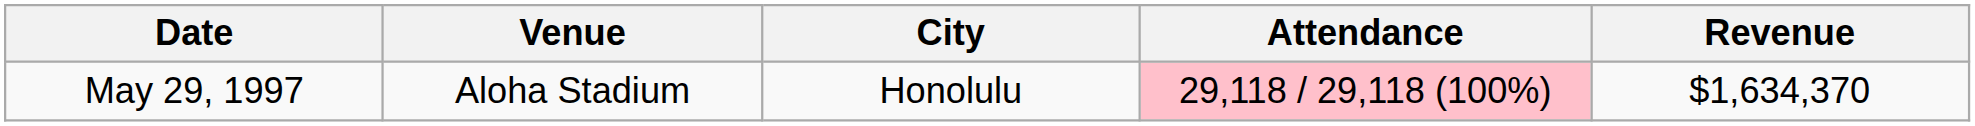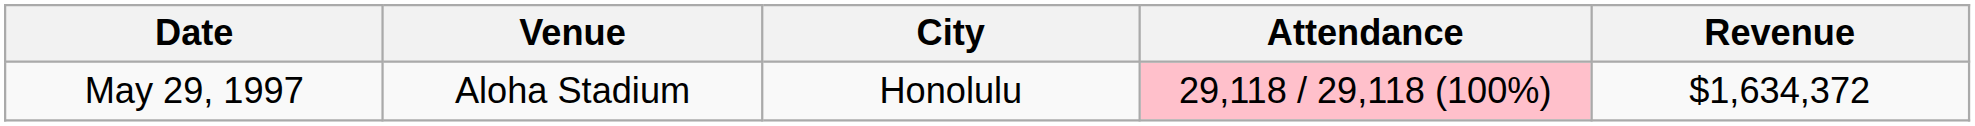(1780, 90) $1,634,370 -> (1780, 90) $1,634,372
